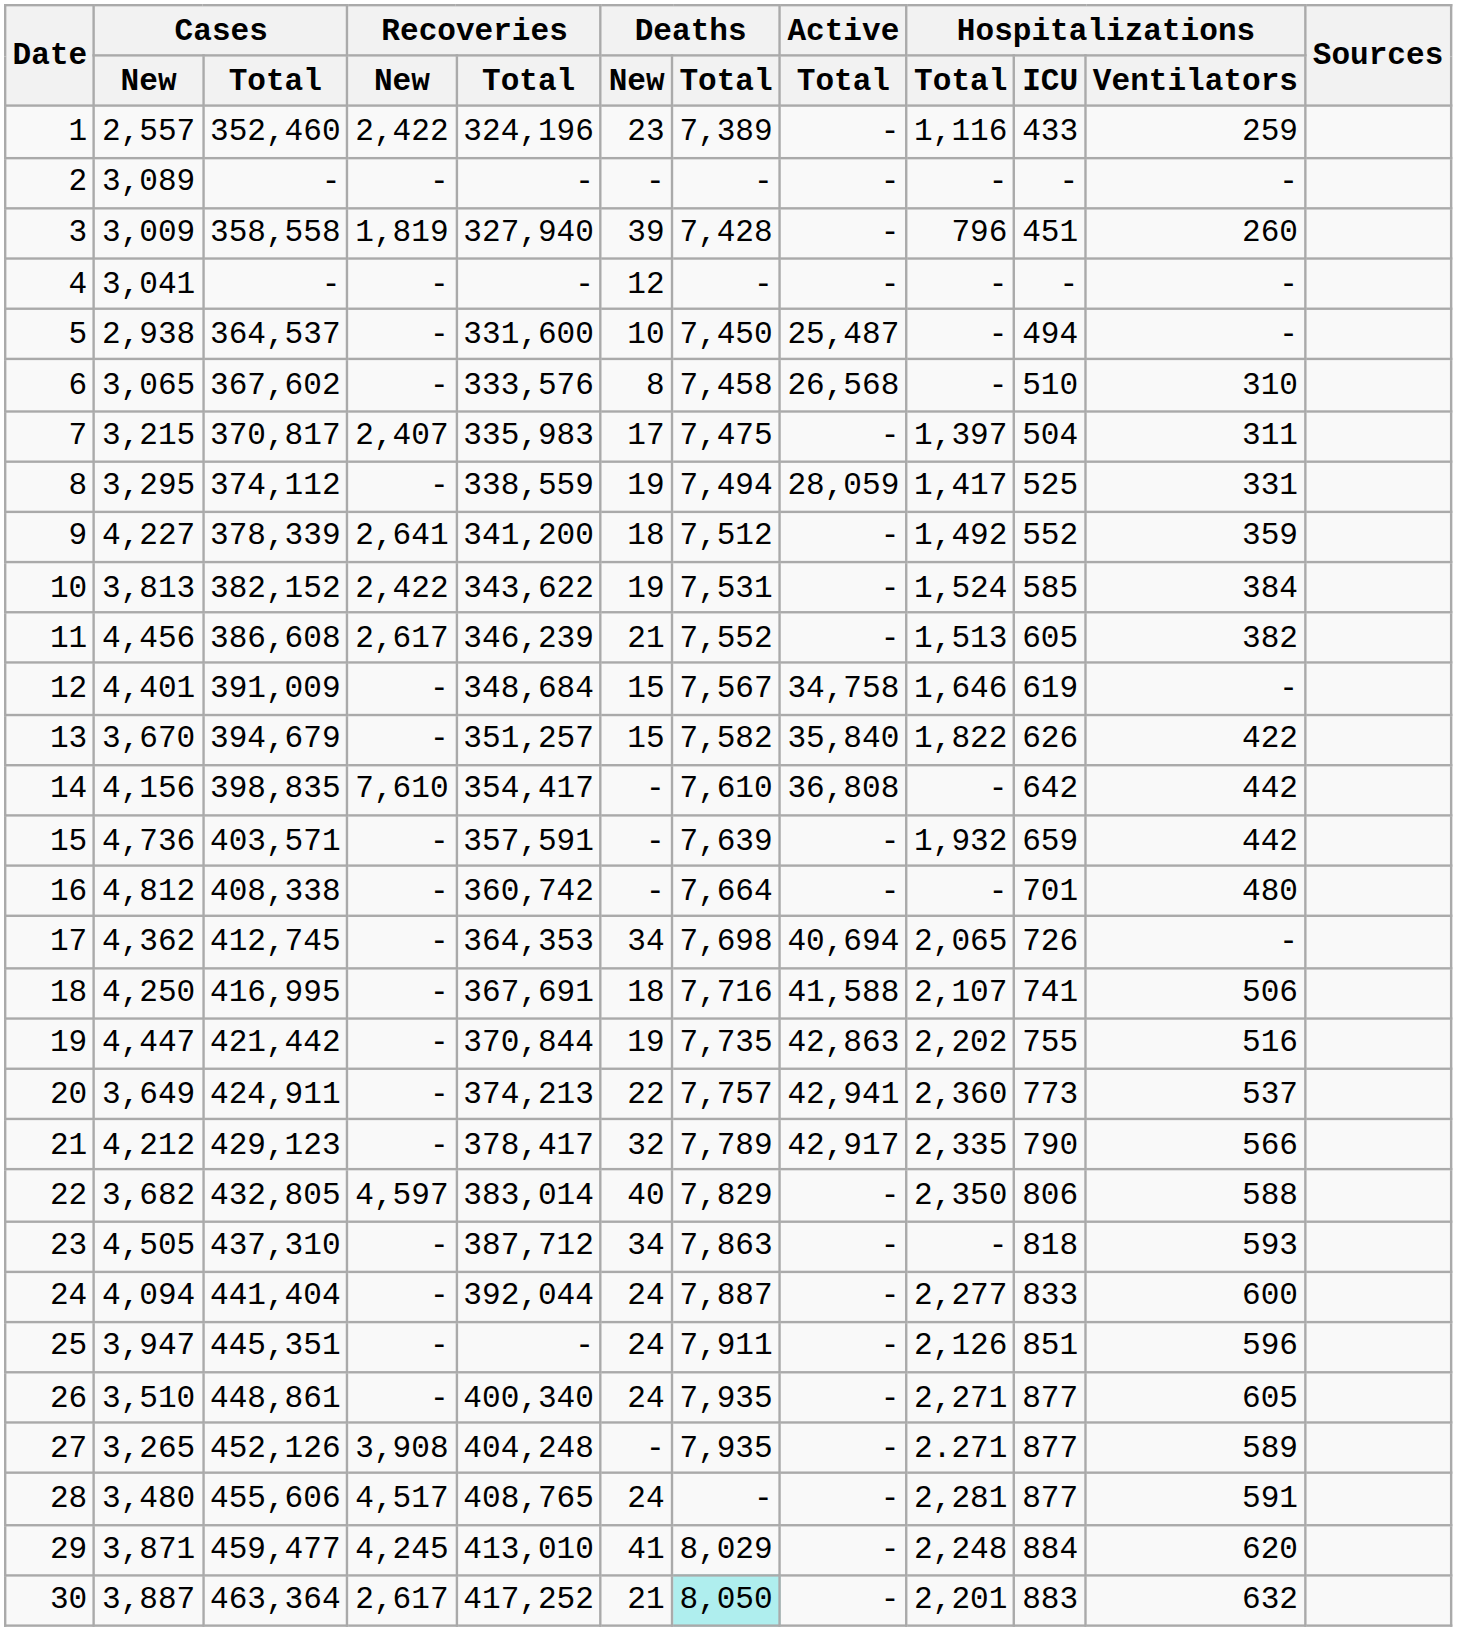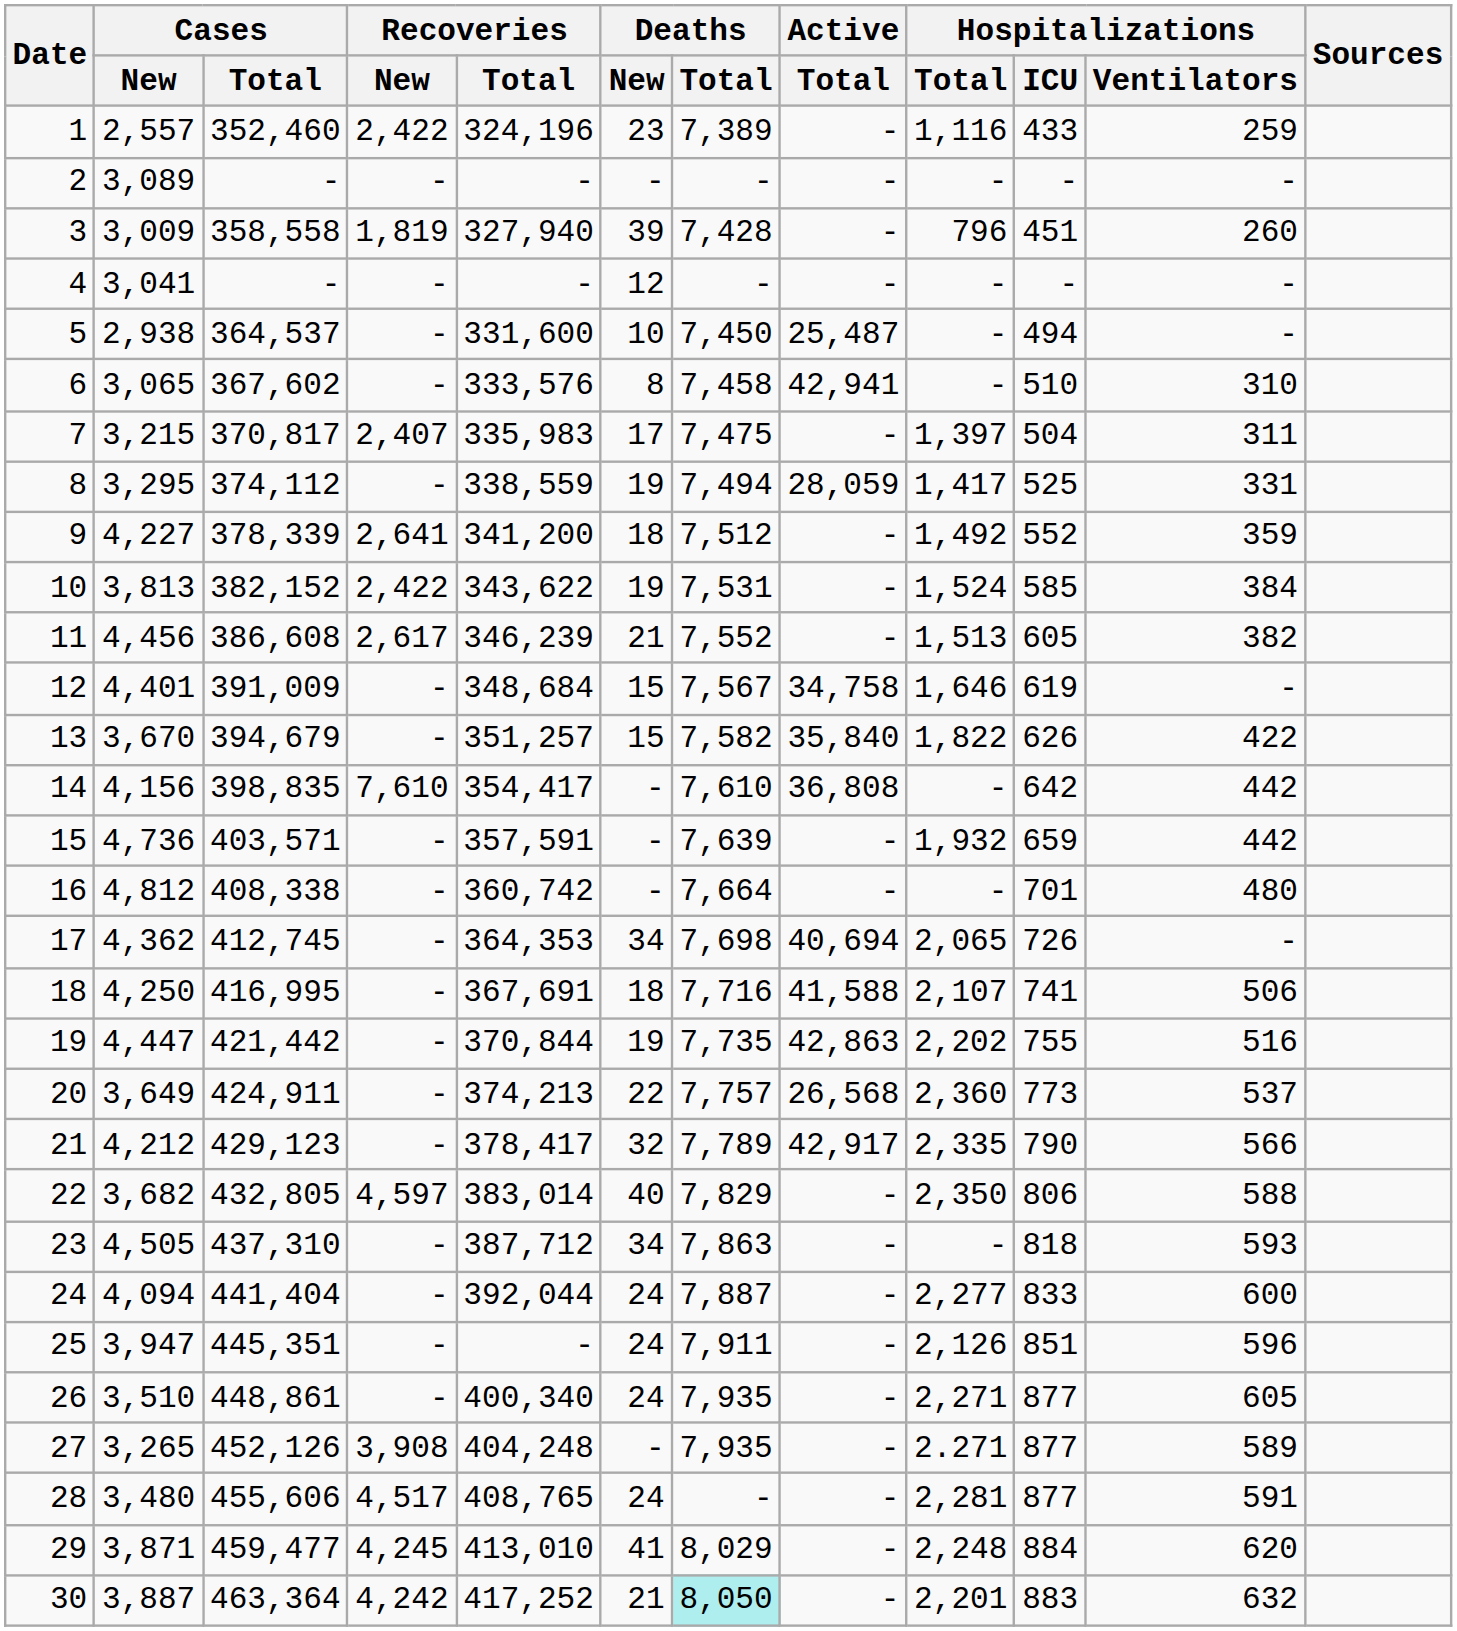(843, 385) 26,568 -> (843, 385) 42,941
(843, 1094) 42,941 -> (843, 1094) 26,568
(402, 1600) 2,617 -> (402, 1600) 4,242
